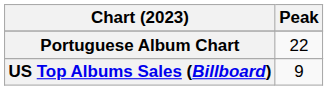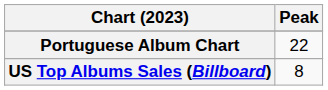(299, 71) 9 -> (299, 71) 8
